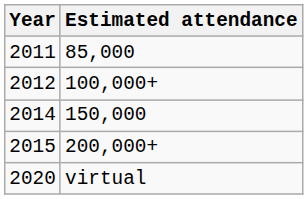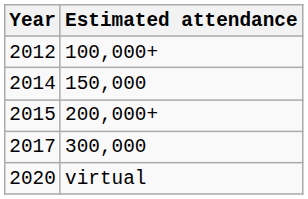- row: (33, 52)
+ row: (33, 147)
